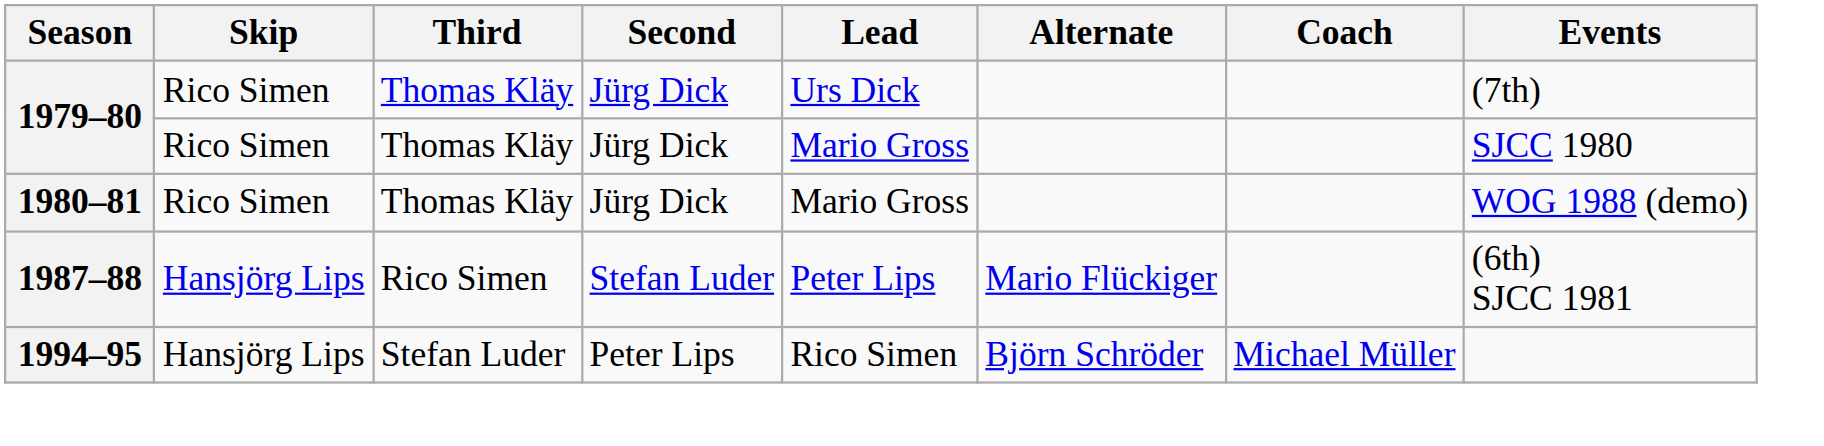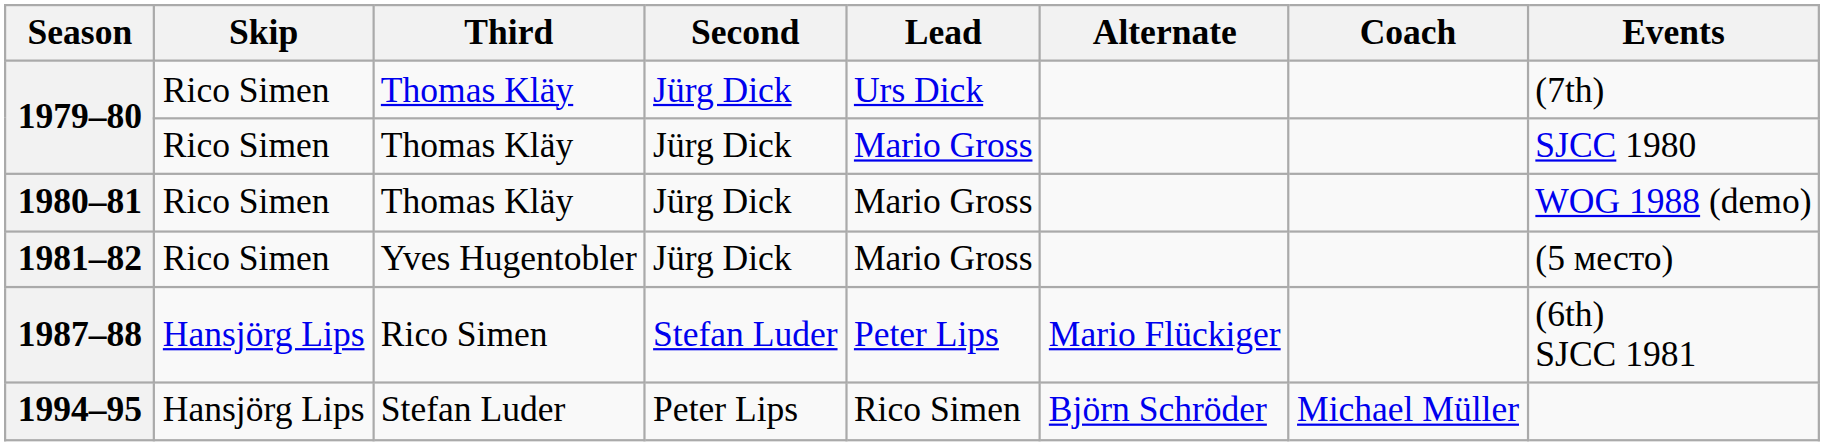+ row: (80, 257)
